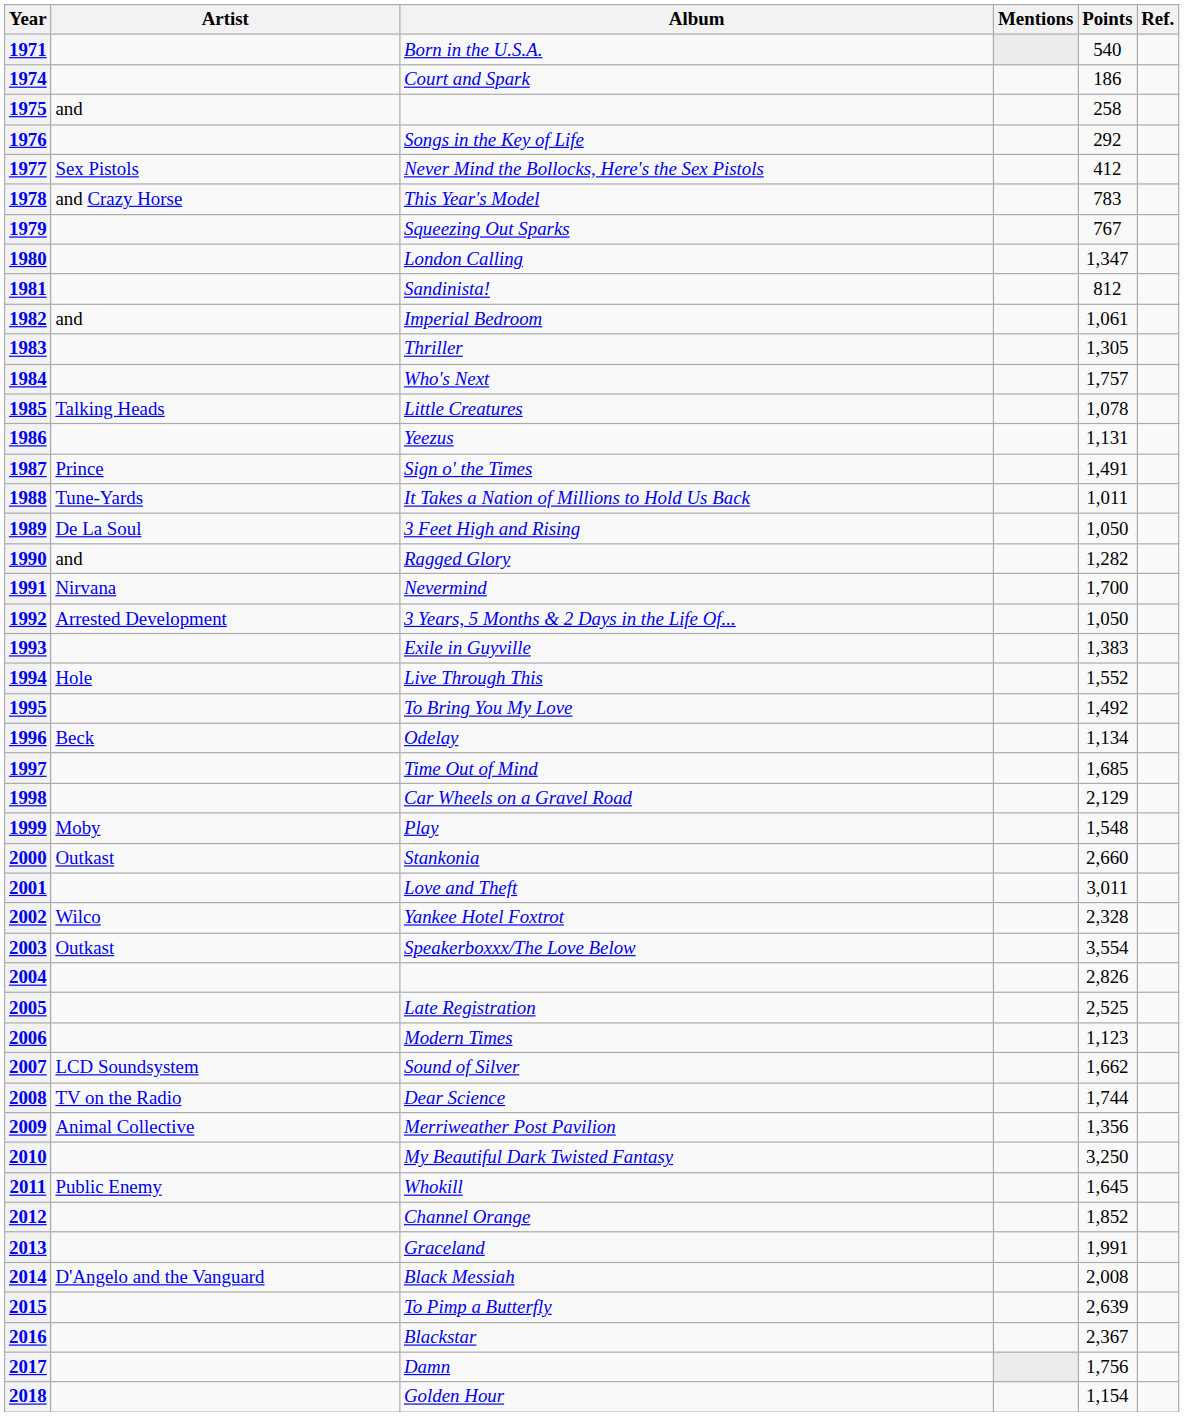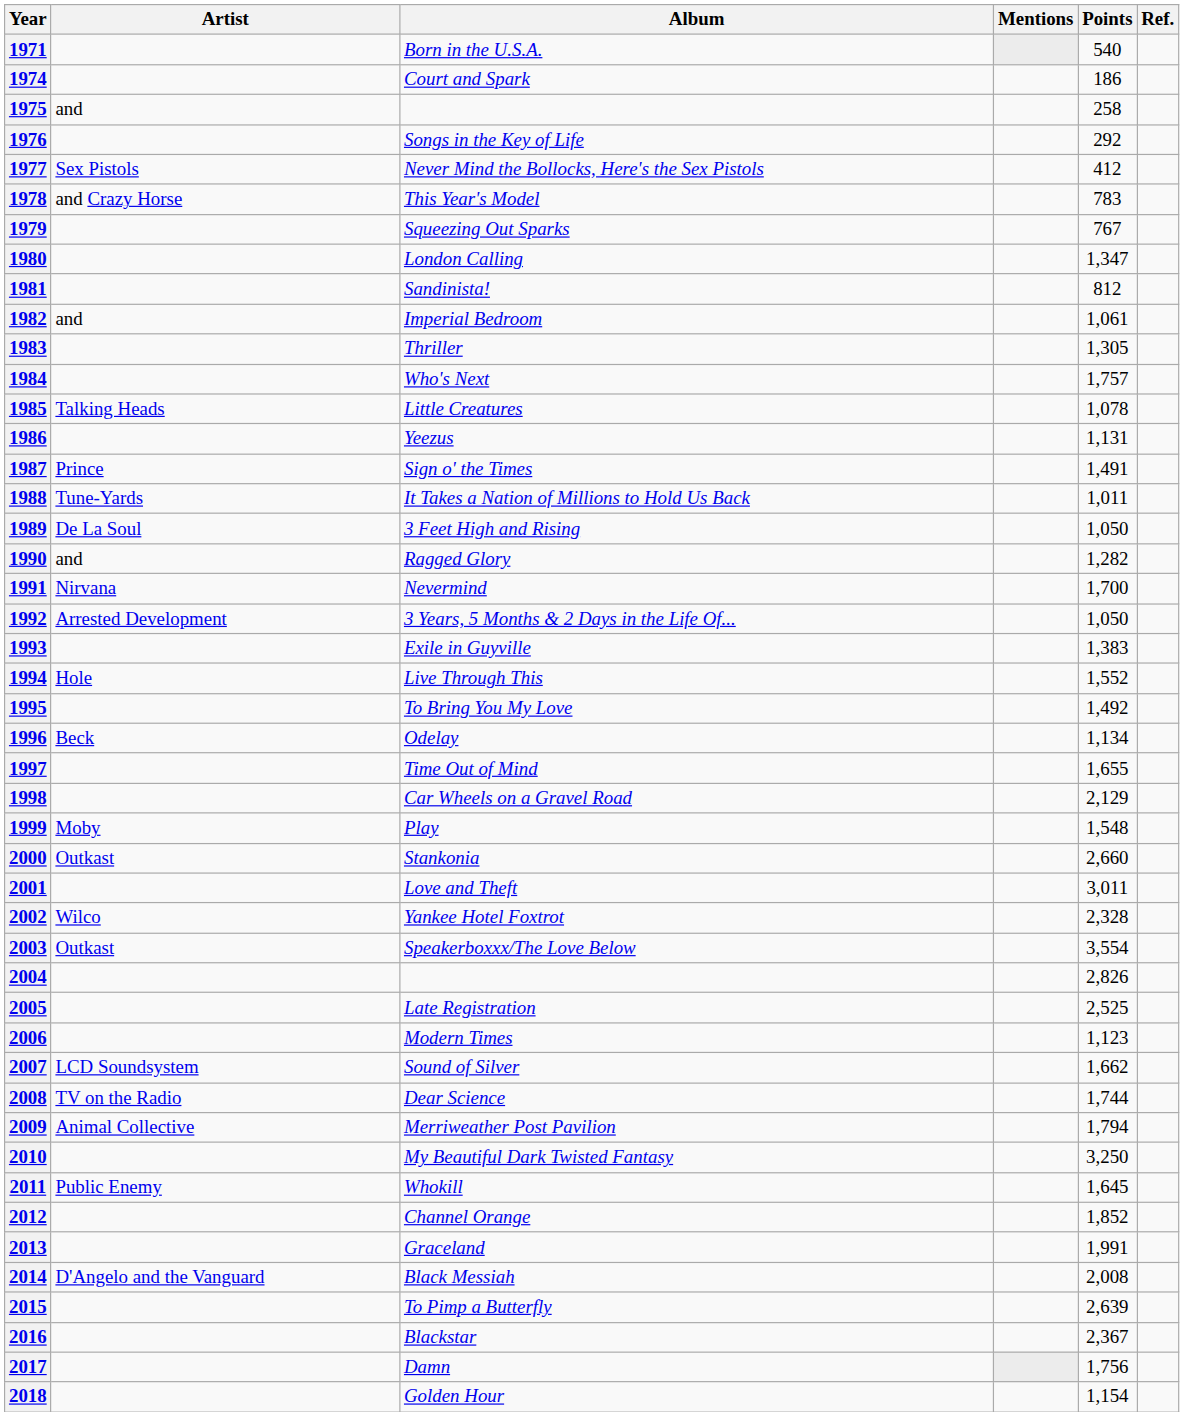(1107, 768) 1,685 -> (1107, 768) 1,655
(1107, 1127) 1,356 -> (1107, 1127) 1,794
